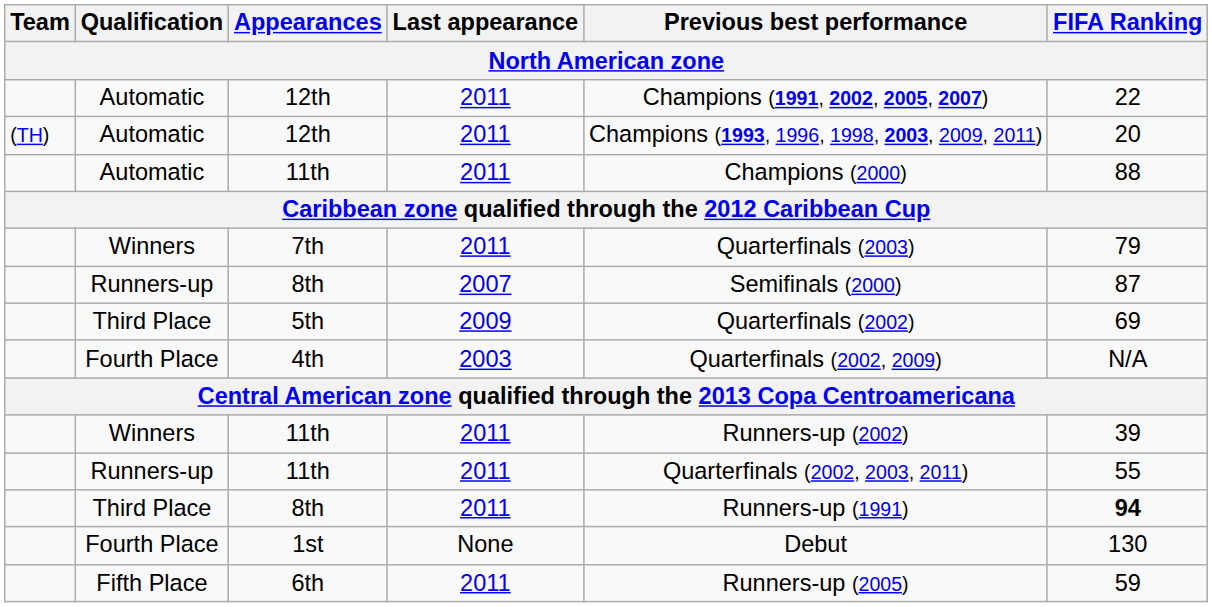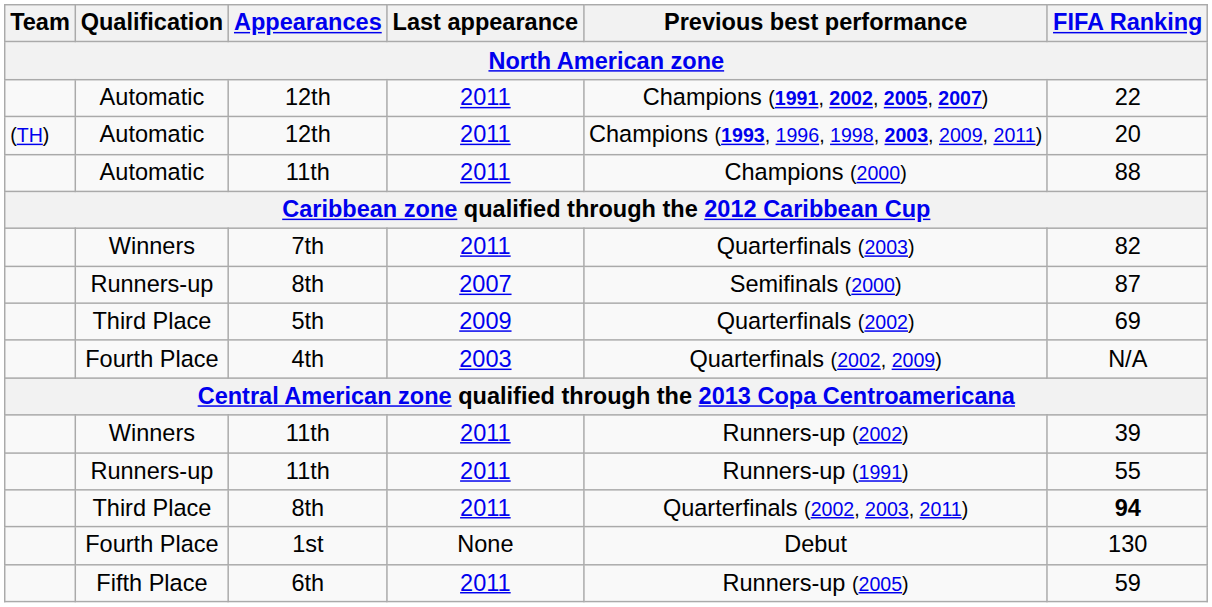(1128, 246) 79 -> (1128, 246) 82
(816, 470) Quarterfinals (2002, 2003, 2011) -> (816, 470) Runners-up (1991)
(816, 508) Runners-up (1991) -> (816, 508) Quarterfinals (2002, 2003, 2011)
